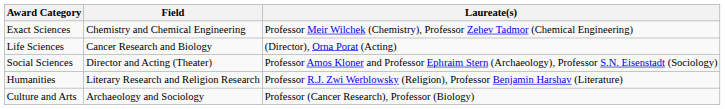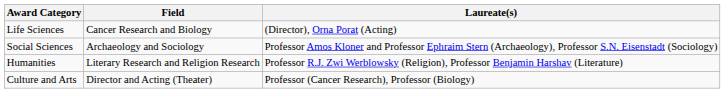- row: (39, 29)
(149, 63) Director and Acting (Theater) -> (145, 46) Archaeology and Sociology
(145, 96) Archaeology and Sociology -> (149, 79) Director and Acting (Theater)
